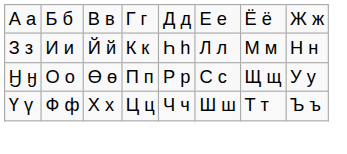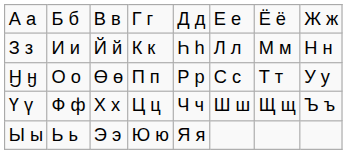(263, 76) Щ щ -> (271, 76) Т т
(257, 105) Т т -> (277, 105) Щ щ
+ row: (26, 134)
